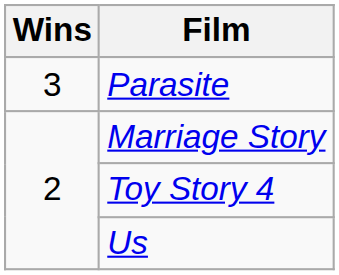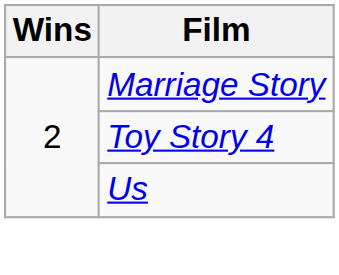- row: (168, 83)
